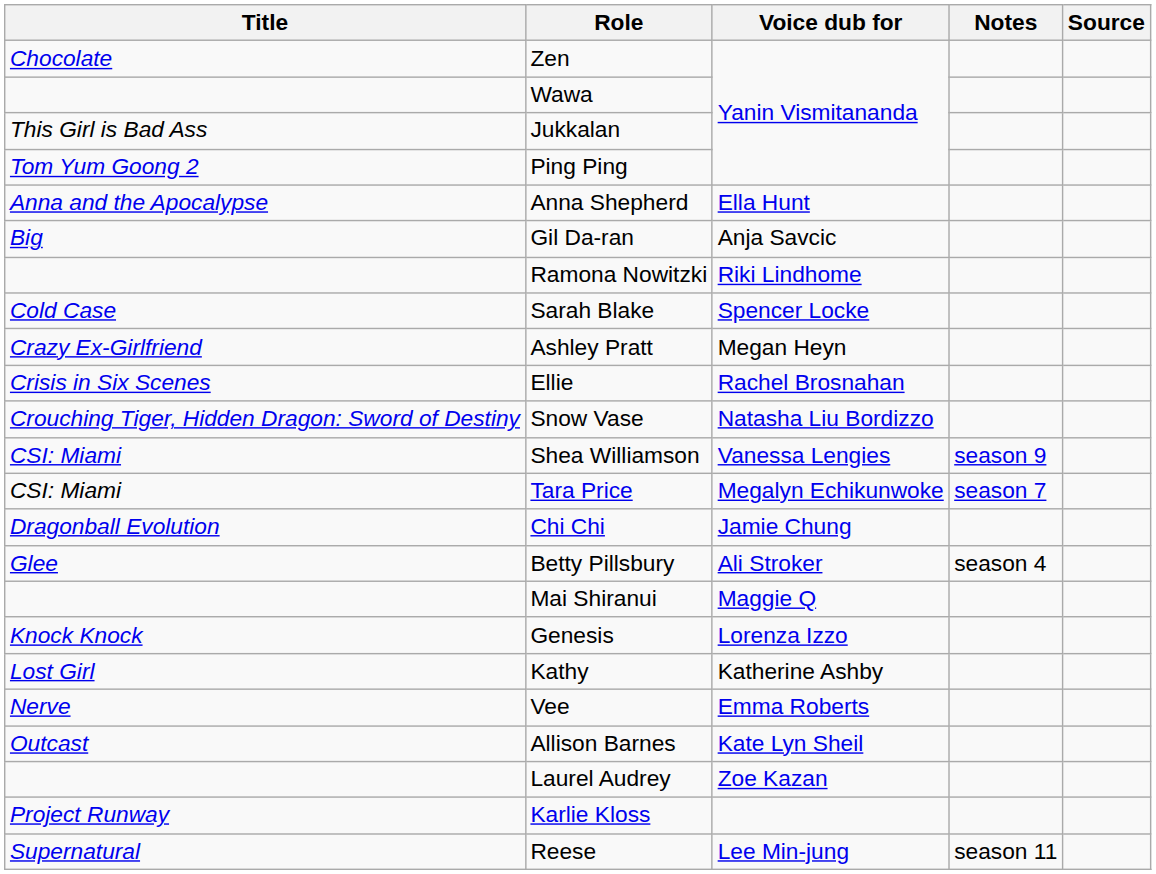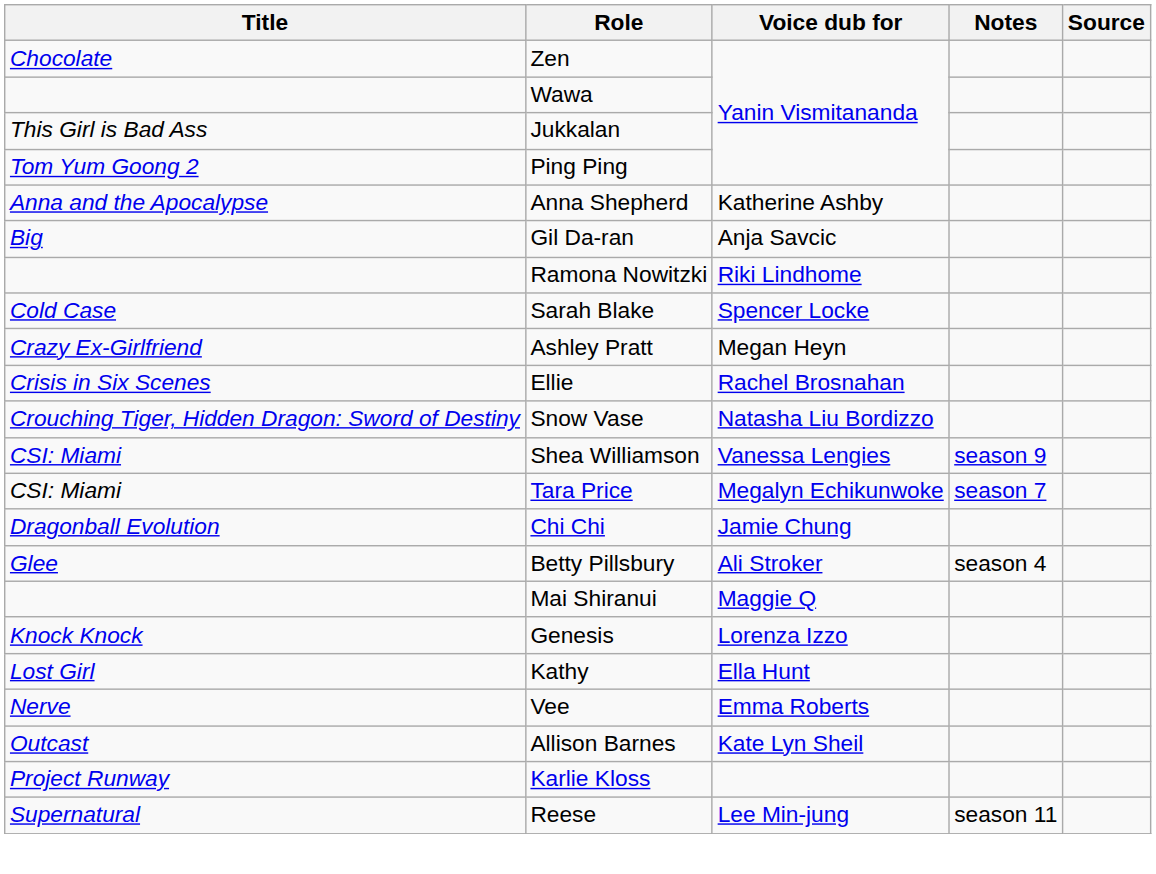(764, 202) Ella Hunt -> (800, 202) Katherine Ashby
(800, 671) Katherine Ashby -> (764, 671) Ella Hunt
- row: (601, 779)
